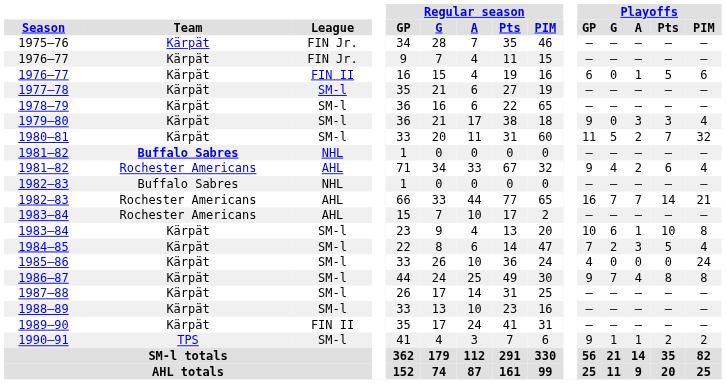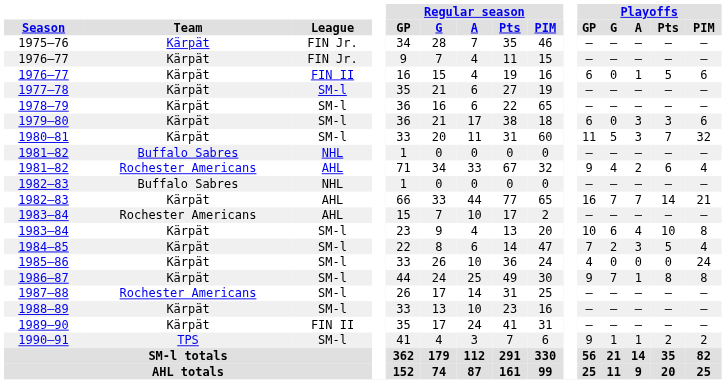(589, 121) 9 -> (589, 121) 6
(704, 121) 4 -> (704, 121) 6
(638, 137) 2 -> (638, 137) 3
(188, 153) bold -> (188, 153) normal
(188, 200) Rochester Americans -> (188, 200) Kärpät
(638, 231) 1 -> (638, 231) 4
(638, 278) 4 -> (638, 278) 1
(188, 293) Kärpät -> (188, 293) Rochester Americans
